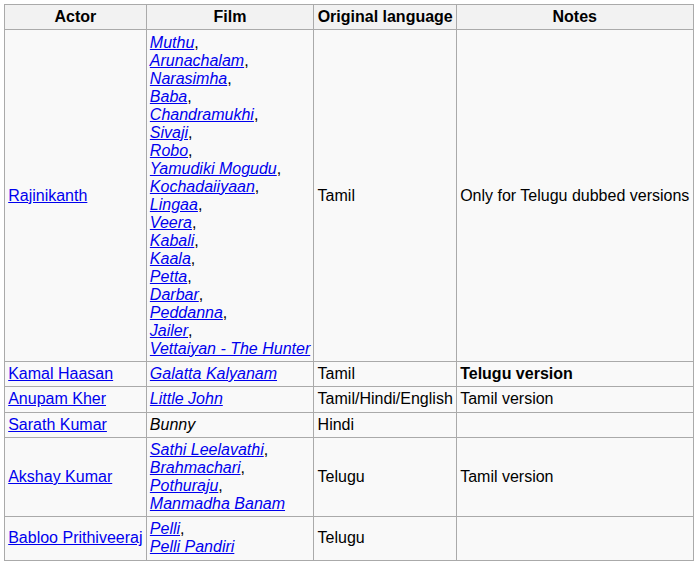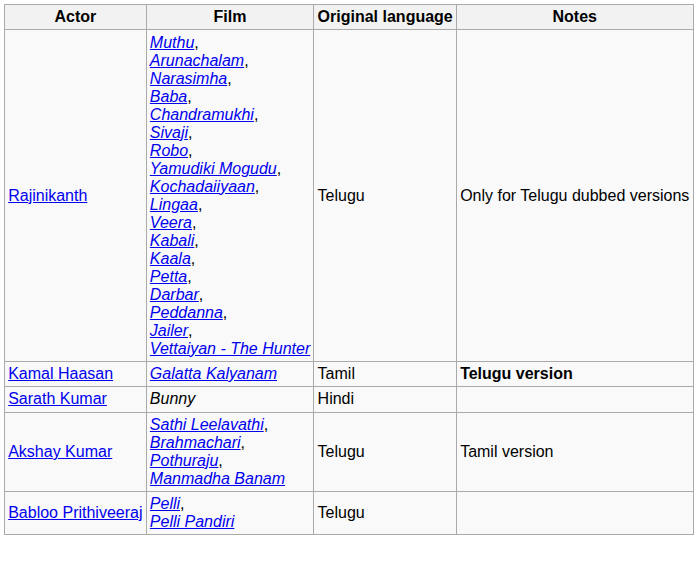(336, 195) Tamil -> (341, 195) Telugu
- row: (57, 399)
